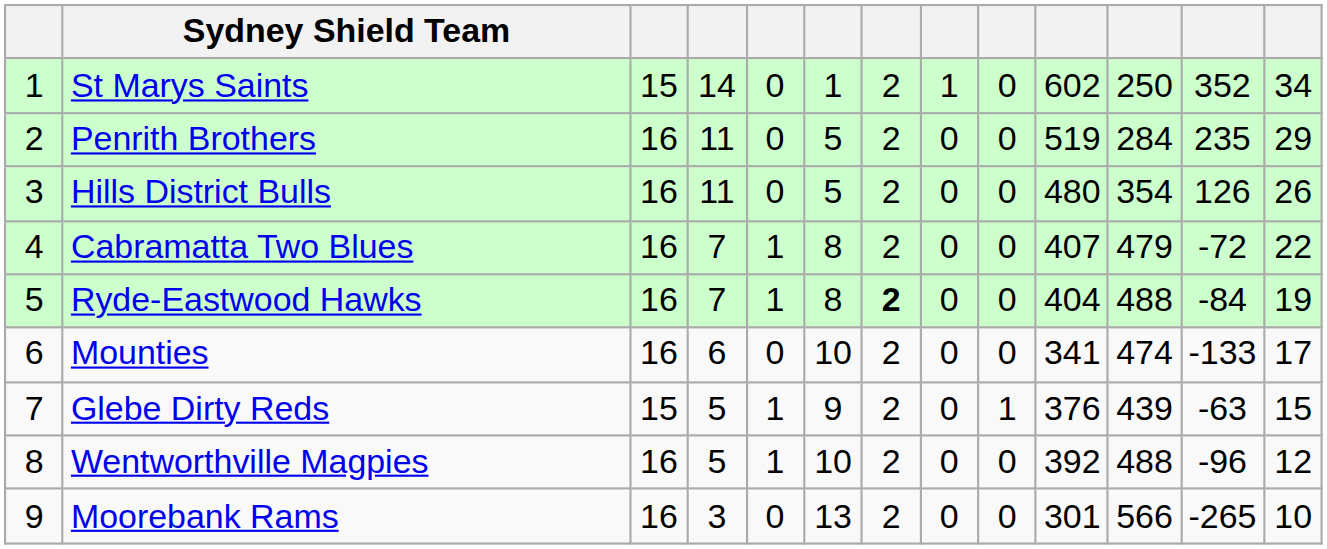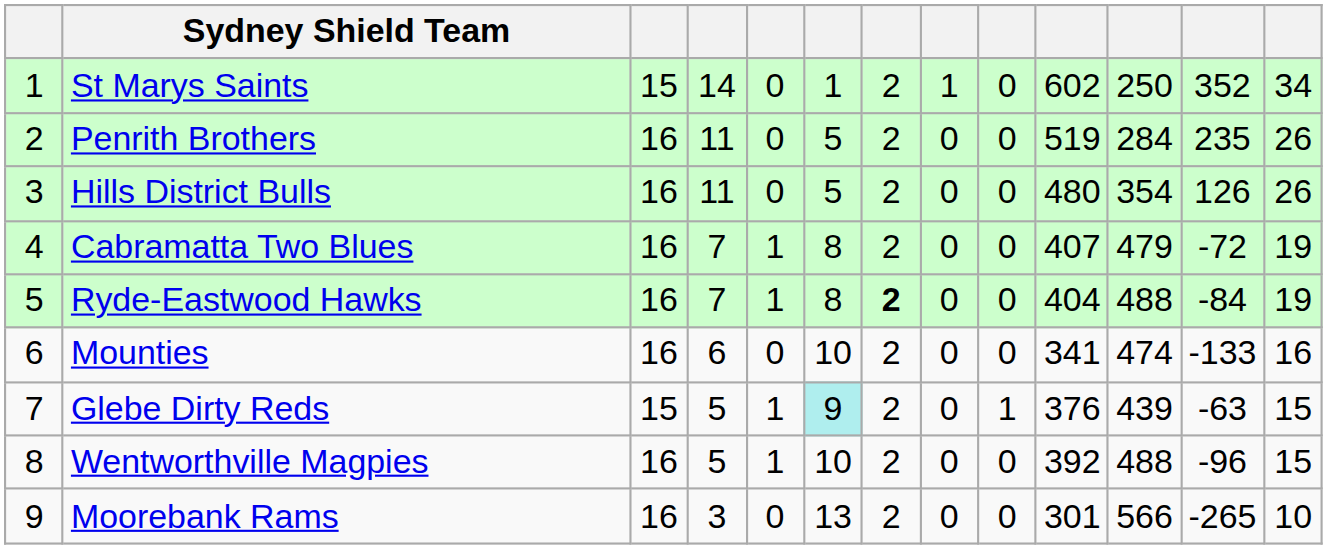(1293, 138) 29 -> (1293, 138) 26
(1293, 246) 22 -> (1293, 246) 19
(1293, 354) 17 -> (1293, 354) 16
(833, 407) no background -> (833, 407) paleturquoise background
(1293, 461) 12 -> (1293, 461) 15
